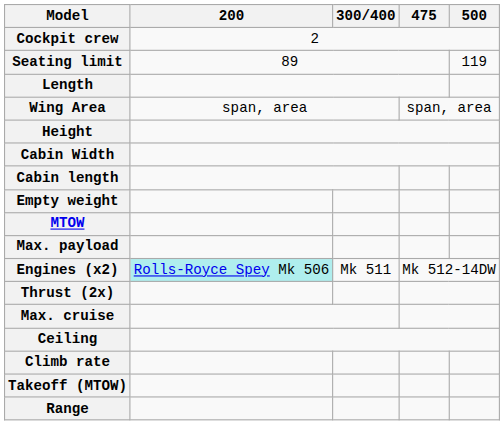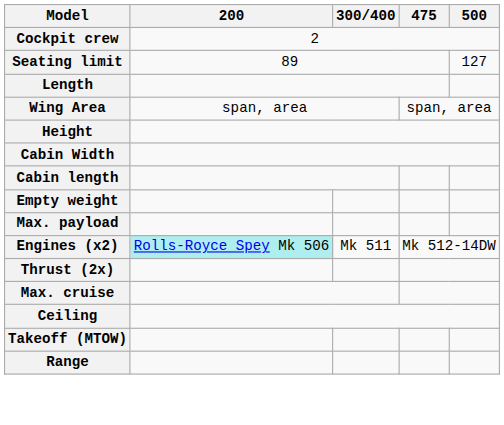(474, 62) 119 -> (474, 62) 127
- row: (67, 224)
- row: (67, 363)
